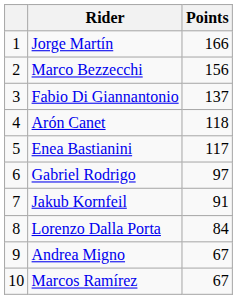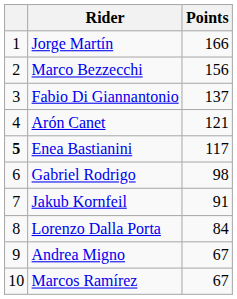(217, 123) 118 -> (217, 123) 121
(16, 149) normal -> (16, 149) bold
(221, 175) 97 -> (221, 175) 98
